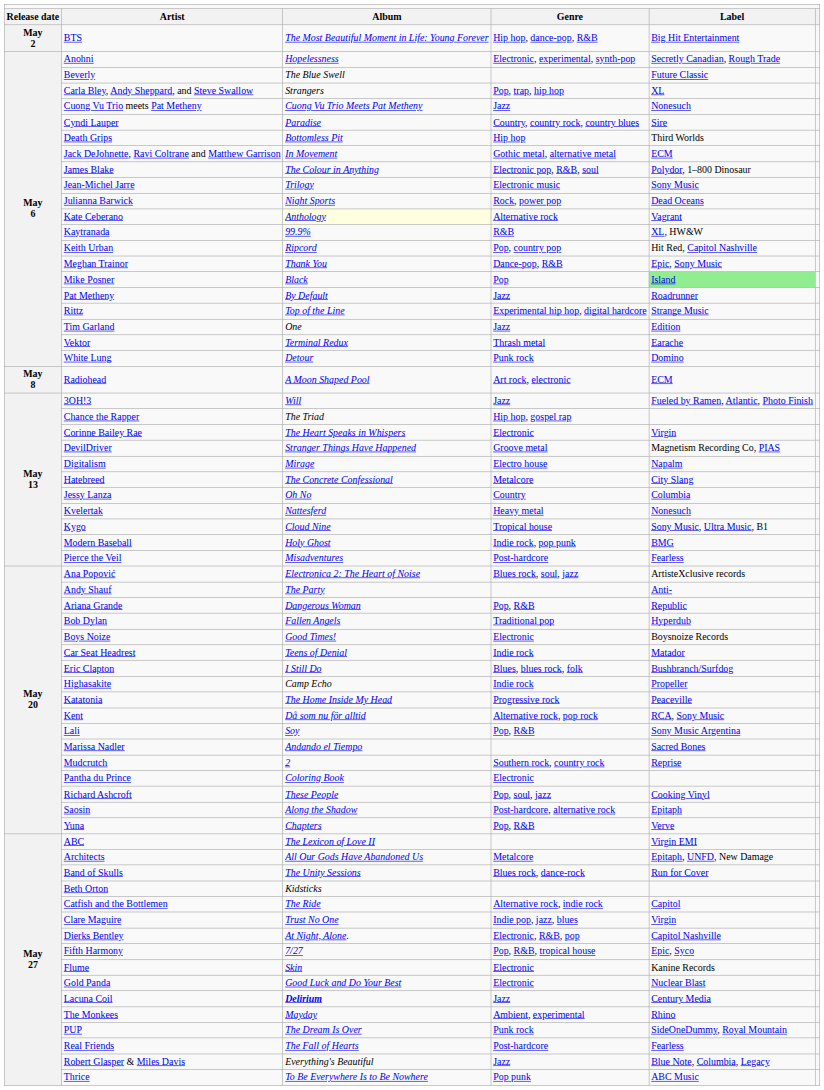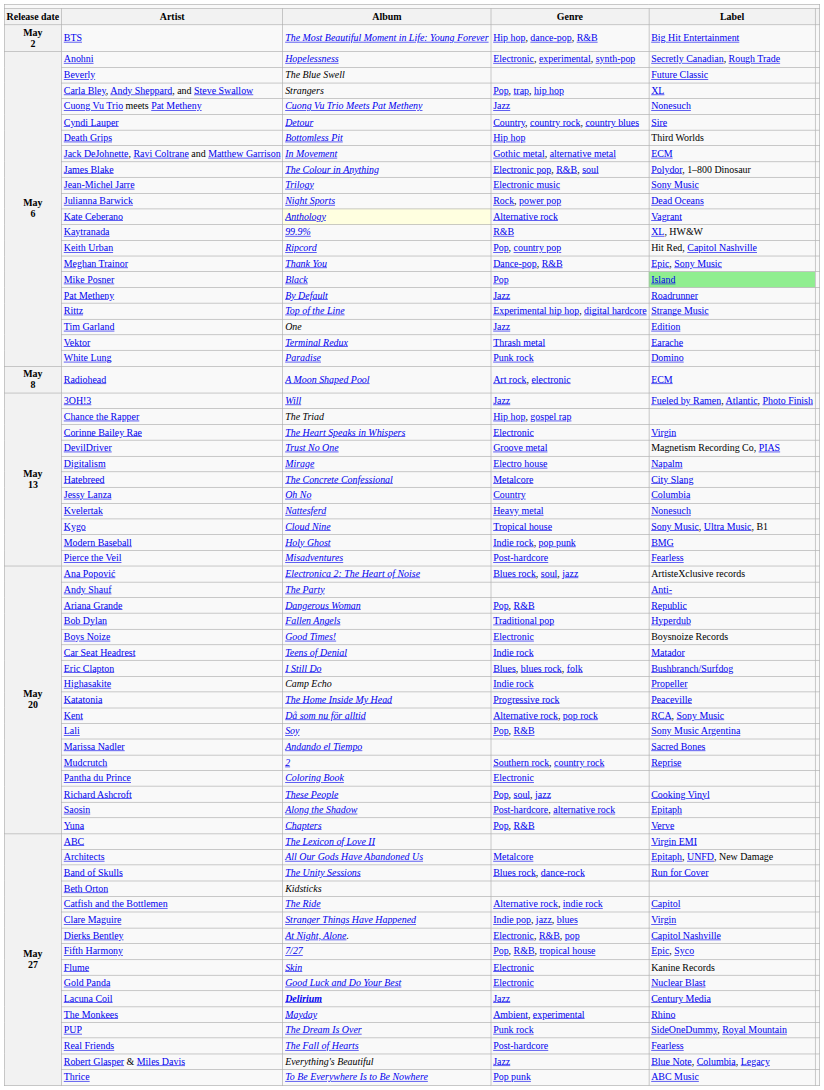(303, 122) Paradise -> (299, 122) Detour
(299, 358) Detour -> (303, 358) Paradise
(351, 448) Stranger Things Have Happened -> (312, 448) Trust No One
(312, 920) Trust No One -> (351, 920) Stranger Things Have Happened
